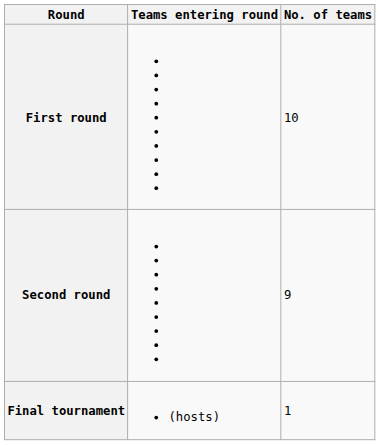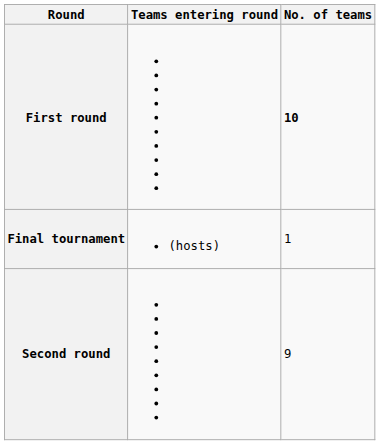(291, 117) normal -> (291, 117) bold
rows swapped: (66, 295) <-> (66, 410)
